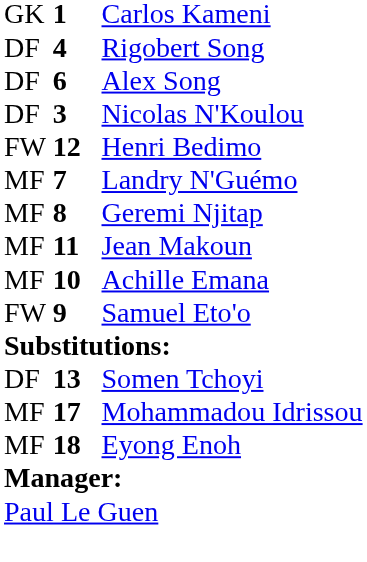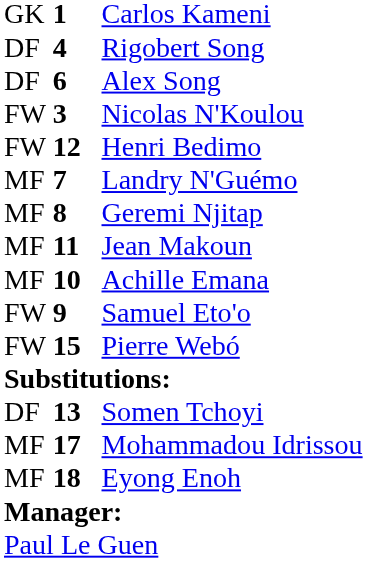(22, 113) DF -> (25, 113) FW
+ row: (171, 345)
